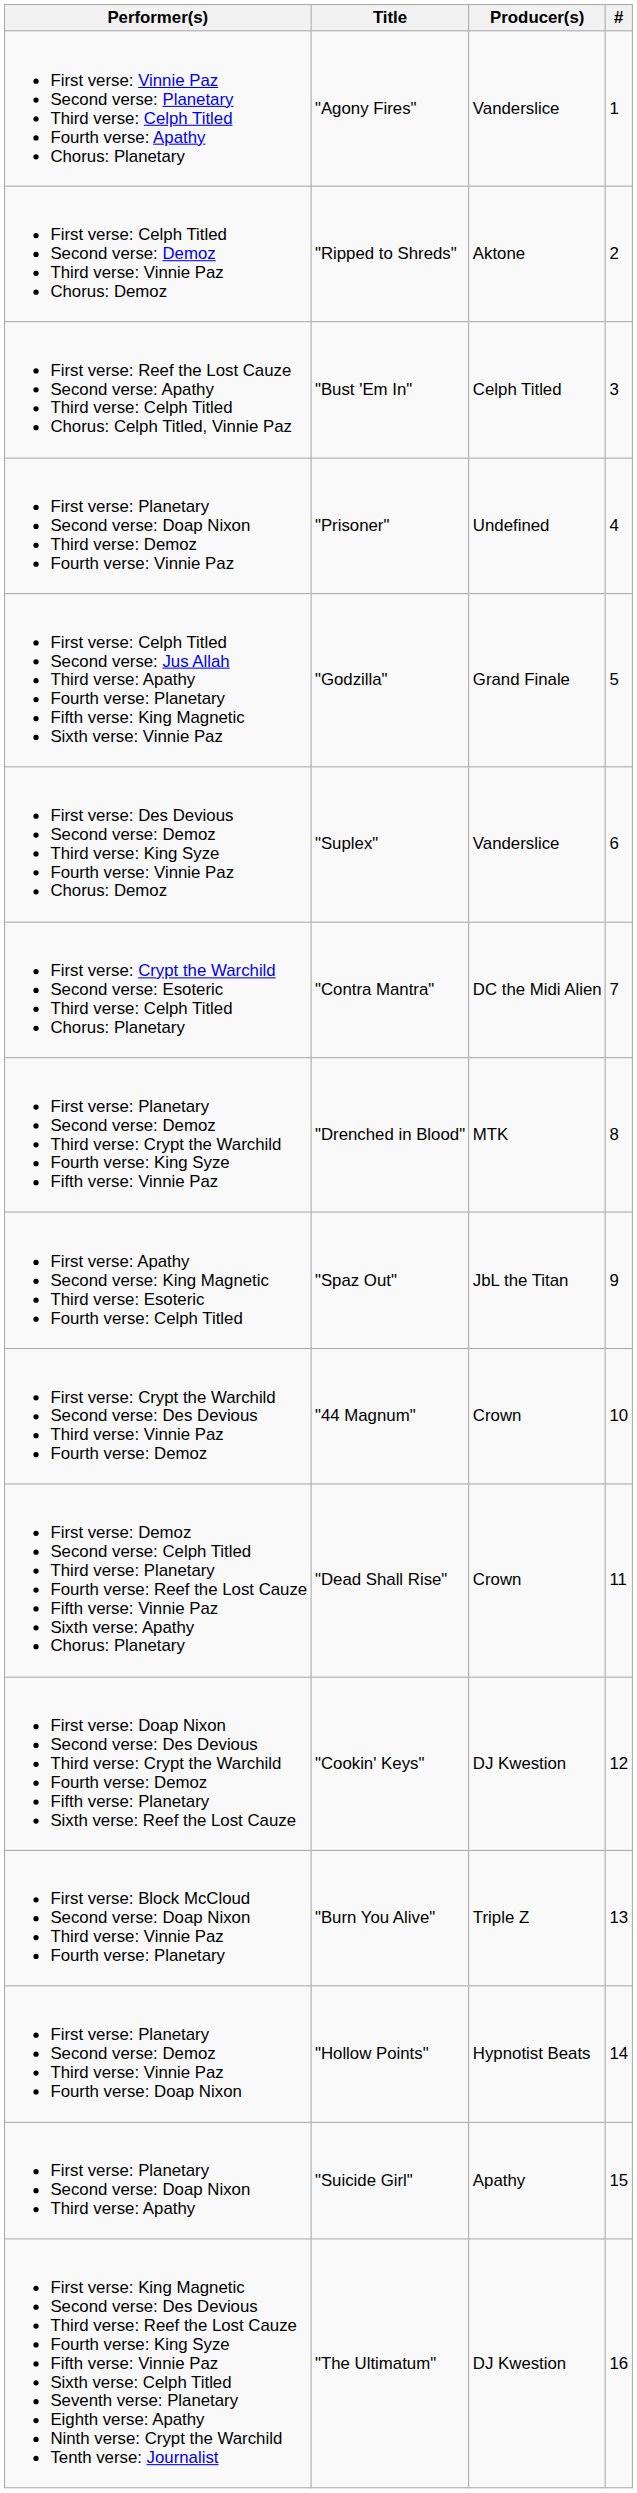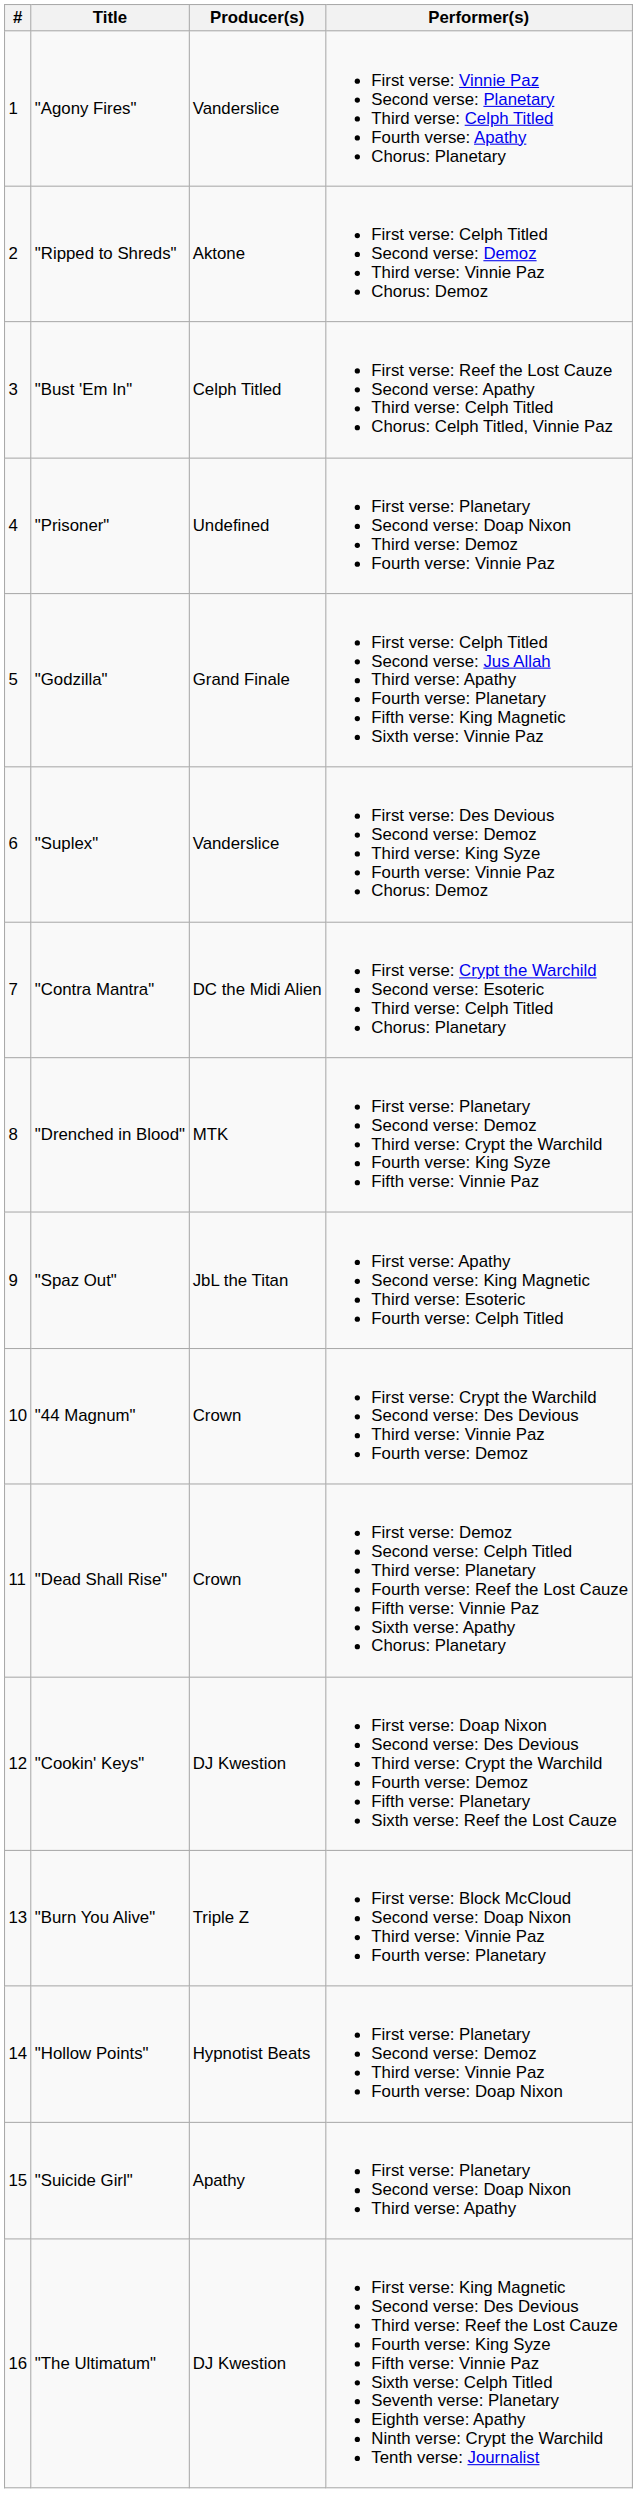columns swapped: (619, 17) <-> (158, 17)
